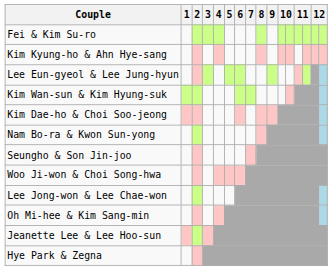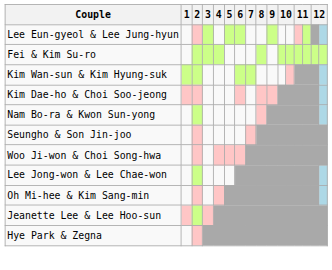rows swapped: (52, 35) <-> (93, 75)
- row: (87, 55)
